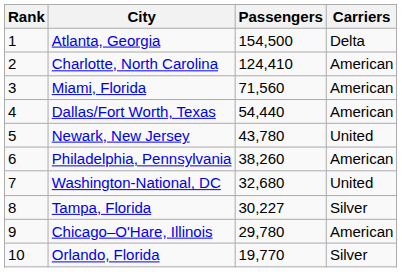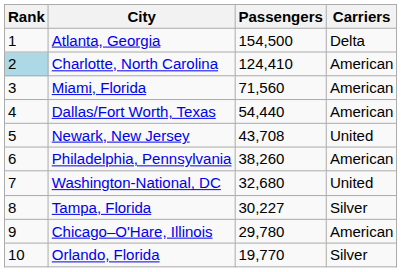(12, 64) no background -> (12, 64) lightblue background
(261, 136) 43,780 -> (261, 136) 43,708
